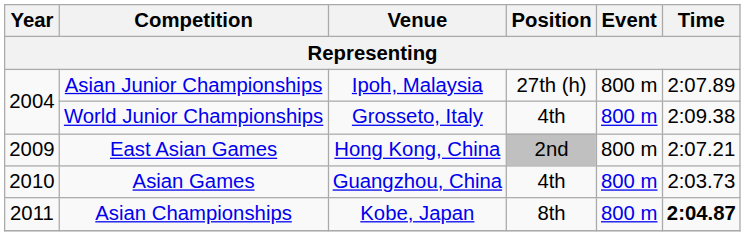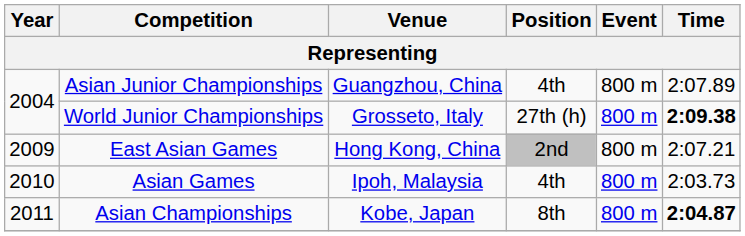(417, 85) Ipoh, Malaysia -> (417, 85) Guangzhou, China
(552, 85) 27th (h) -> (552, 85) 4th
(552, 117) 4th -> (552, 117) 27th (h)
(701, 117) normal -> (701, 117) bold
(417, 181) Guangzhou, China -> (417, 181) Ipoh, Malaysia
